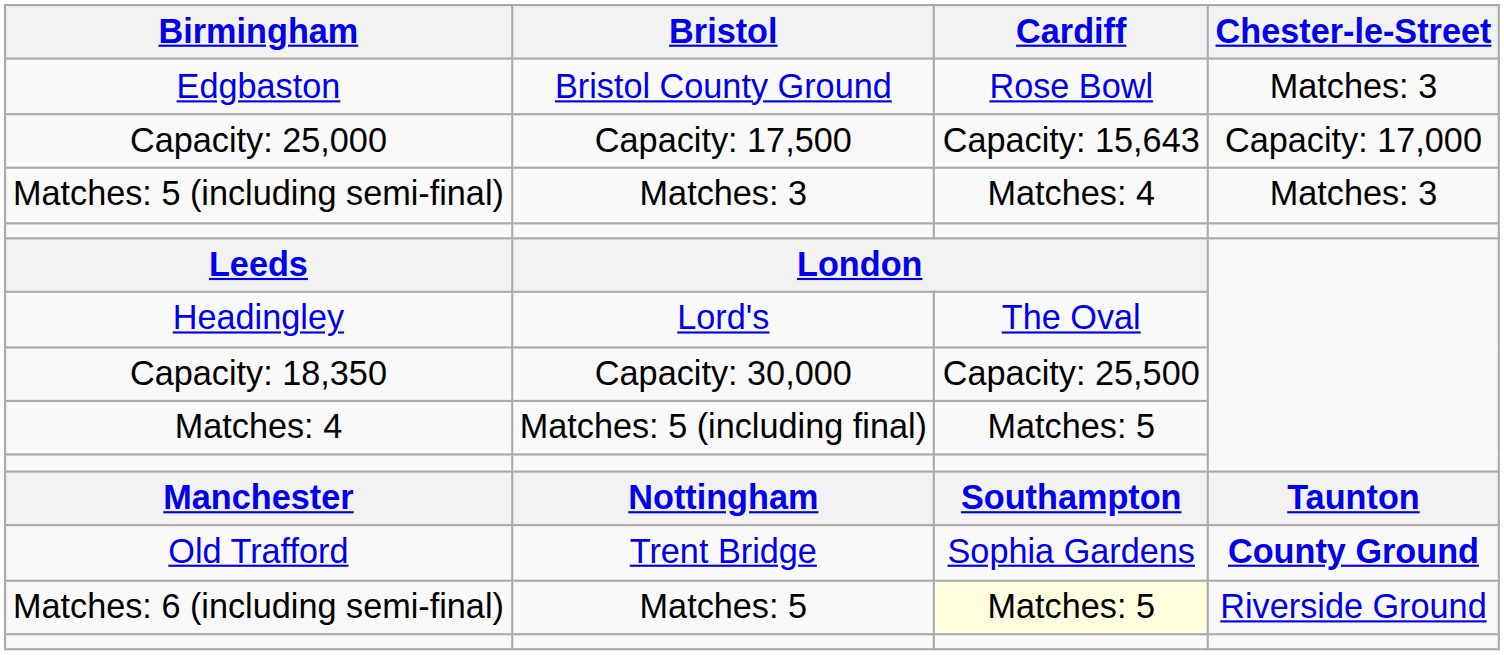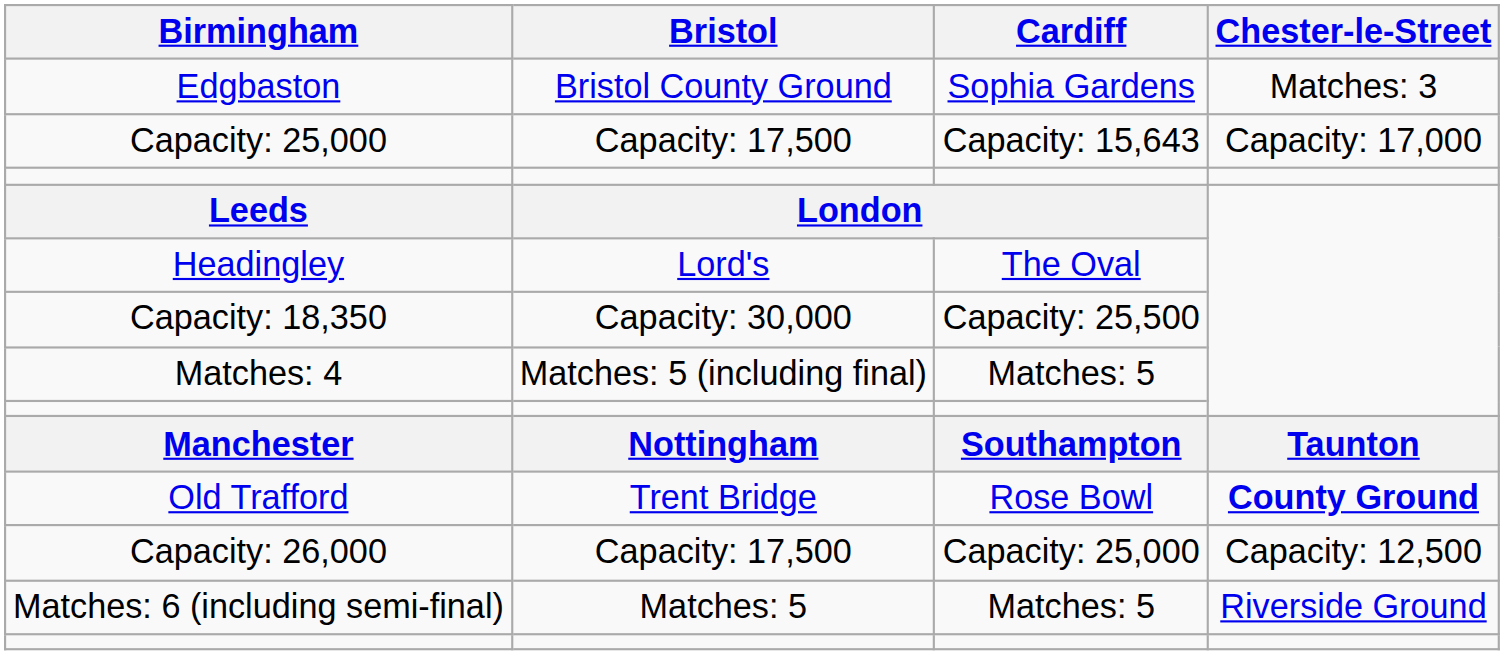(1071, 85) Rose Bowl -> (1071, 85) Sophia Gardens
- row: (258, 194)
(1071, 551) Sophia Gardens -> (1071, 497) Rose Bowl
+ row: (258, 551)
(1071, 606) lightyellow background -> (1071, 606) no background
